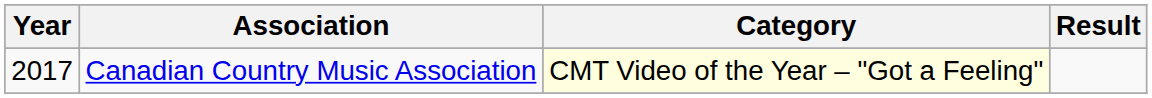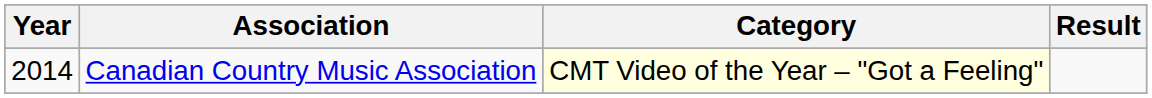(42, 70) 2017 -> (42, 70) 2014
